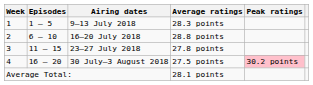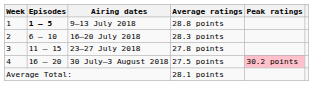(40, 23) normal -> (40, 23) bold
(198, 23) 28.3 points -> (198, 23) 28.8 points
(198, 36) 28.8 points -> (198, 36) 28.3 points
